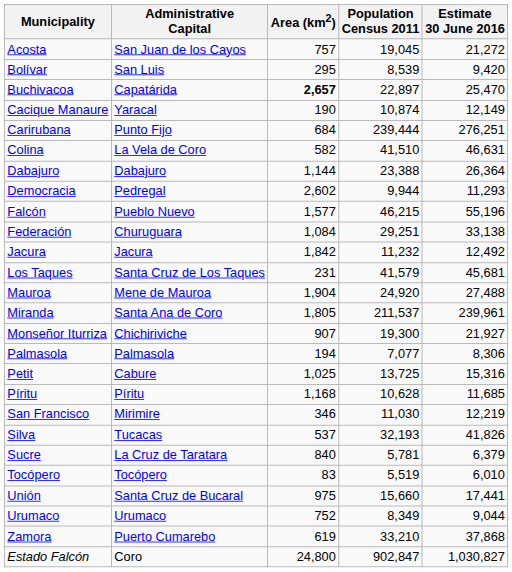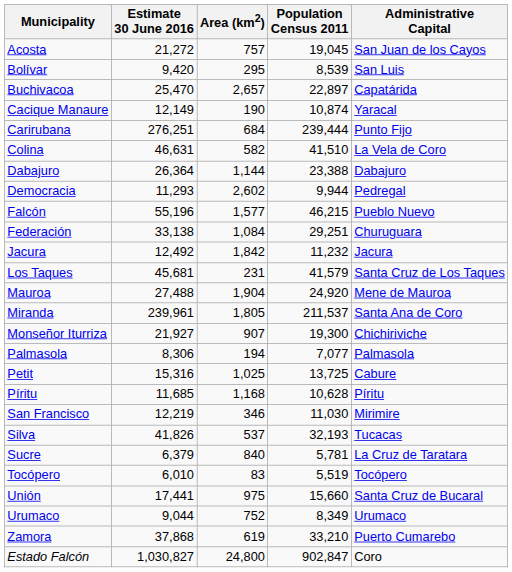columns swapped: (190, 21) <-> (465, 21)
(320, 89) bold -> (249, 89) normal
